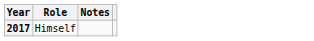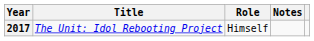+ column: (129, 12)
